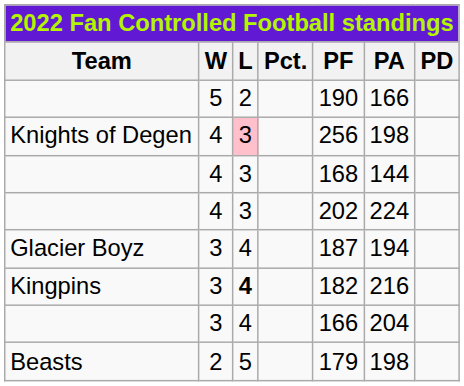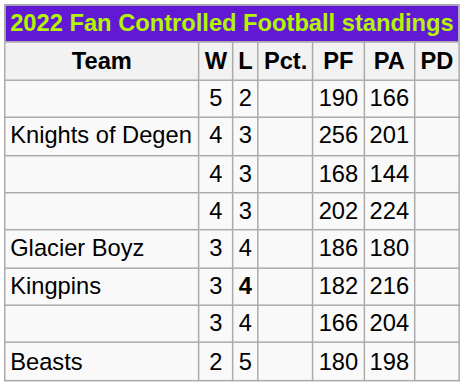(245, 135) pink background -> (245, 135) no background
(389, 135) 198 -> (389, 135) 201
(338, 248) 187 -> (338, 248) 186
(389, 248) 194 -> (389, 248) 180
(338, 361) 179 -> (338, 361) 180
